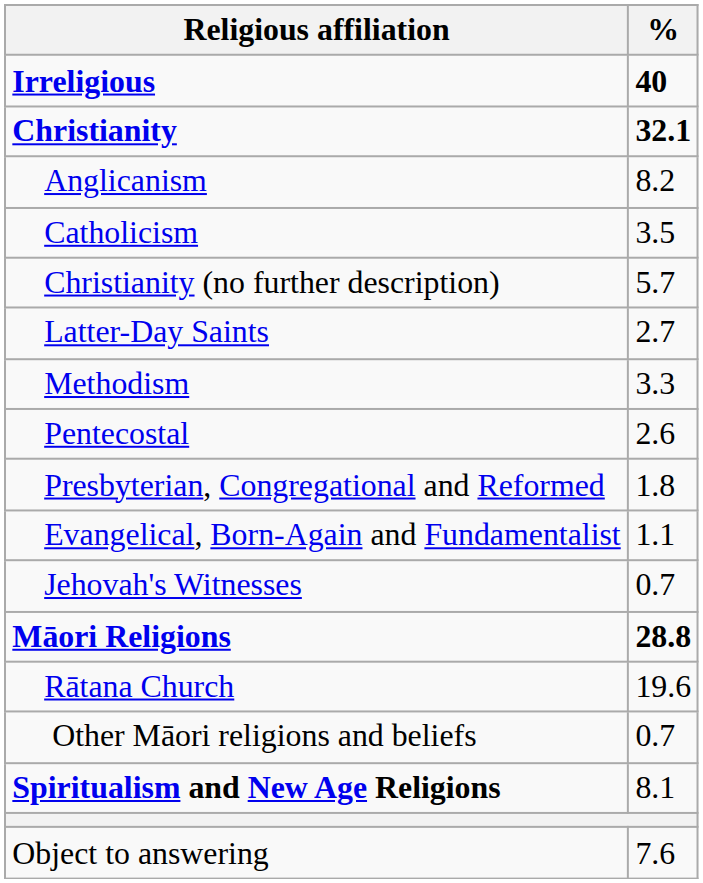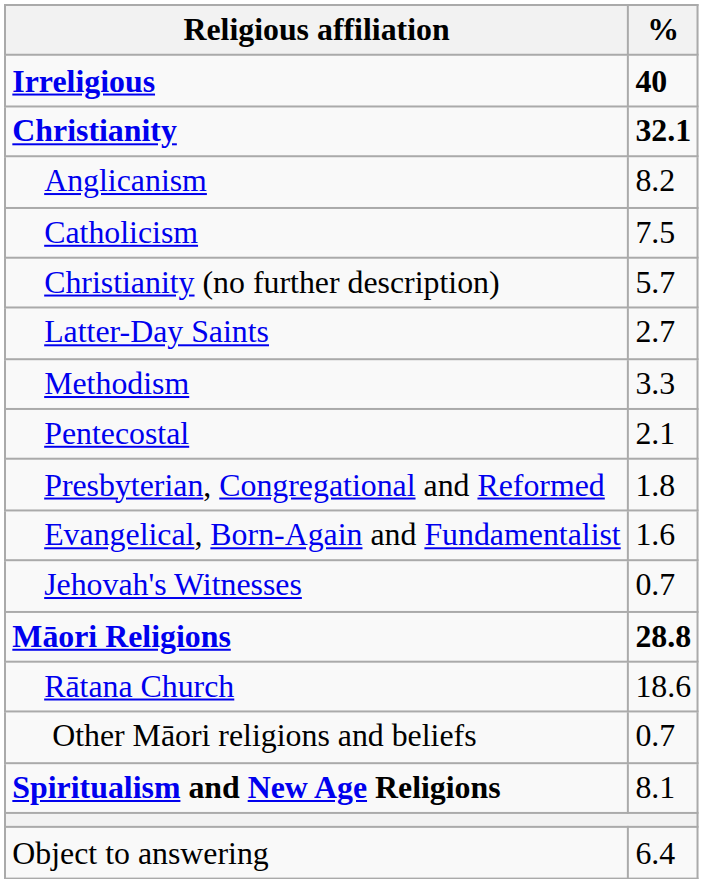(655, 231) 3.5 -> (655, 231) 7.5
(655, 433) 2.6 -> (655, 433) 2.1
(655, 534) 1.1 -> (655, 534) 1.6
(663, 686) 19.6 -> (663, 686) 18.6
(655, 852) 7.6 -> (655, 852) 6.4
